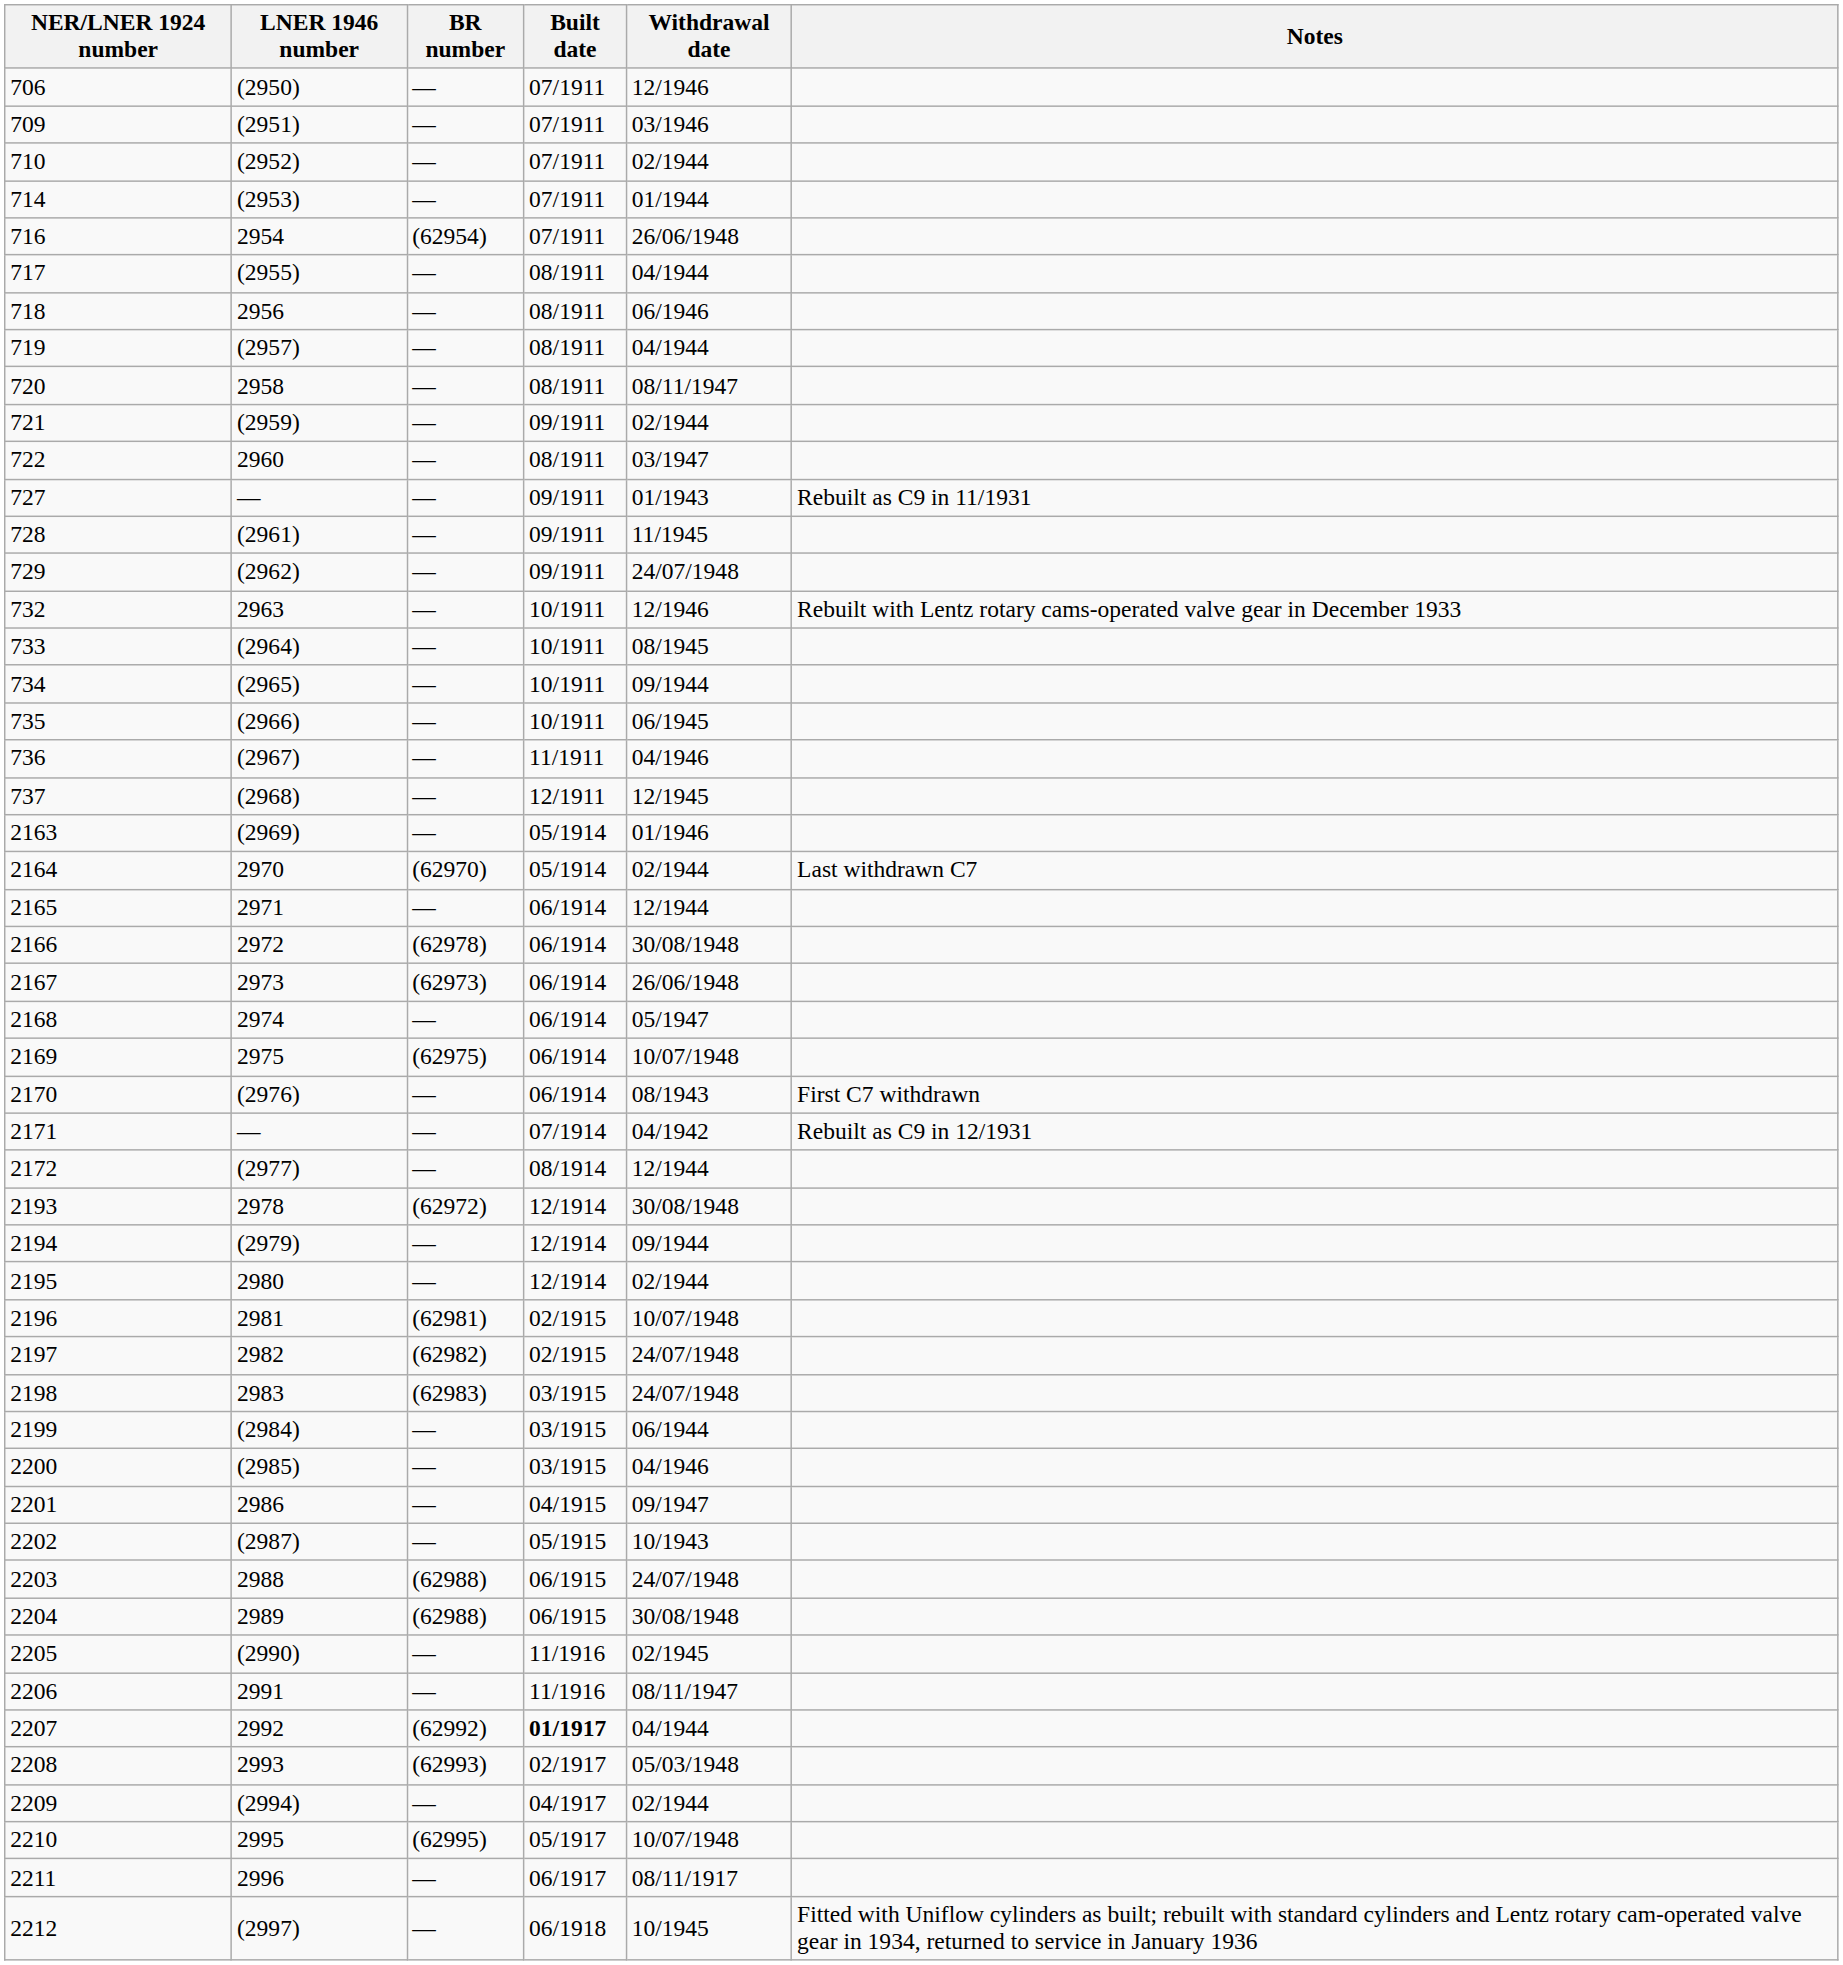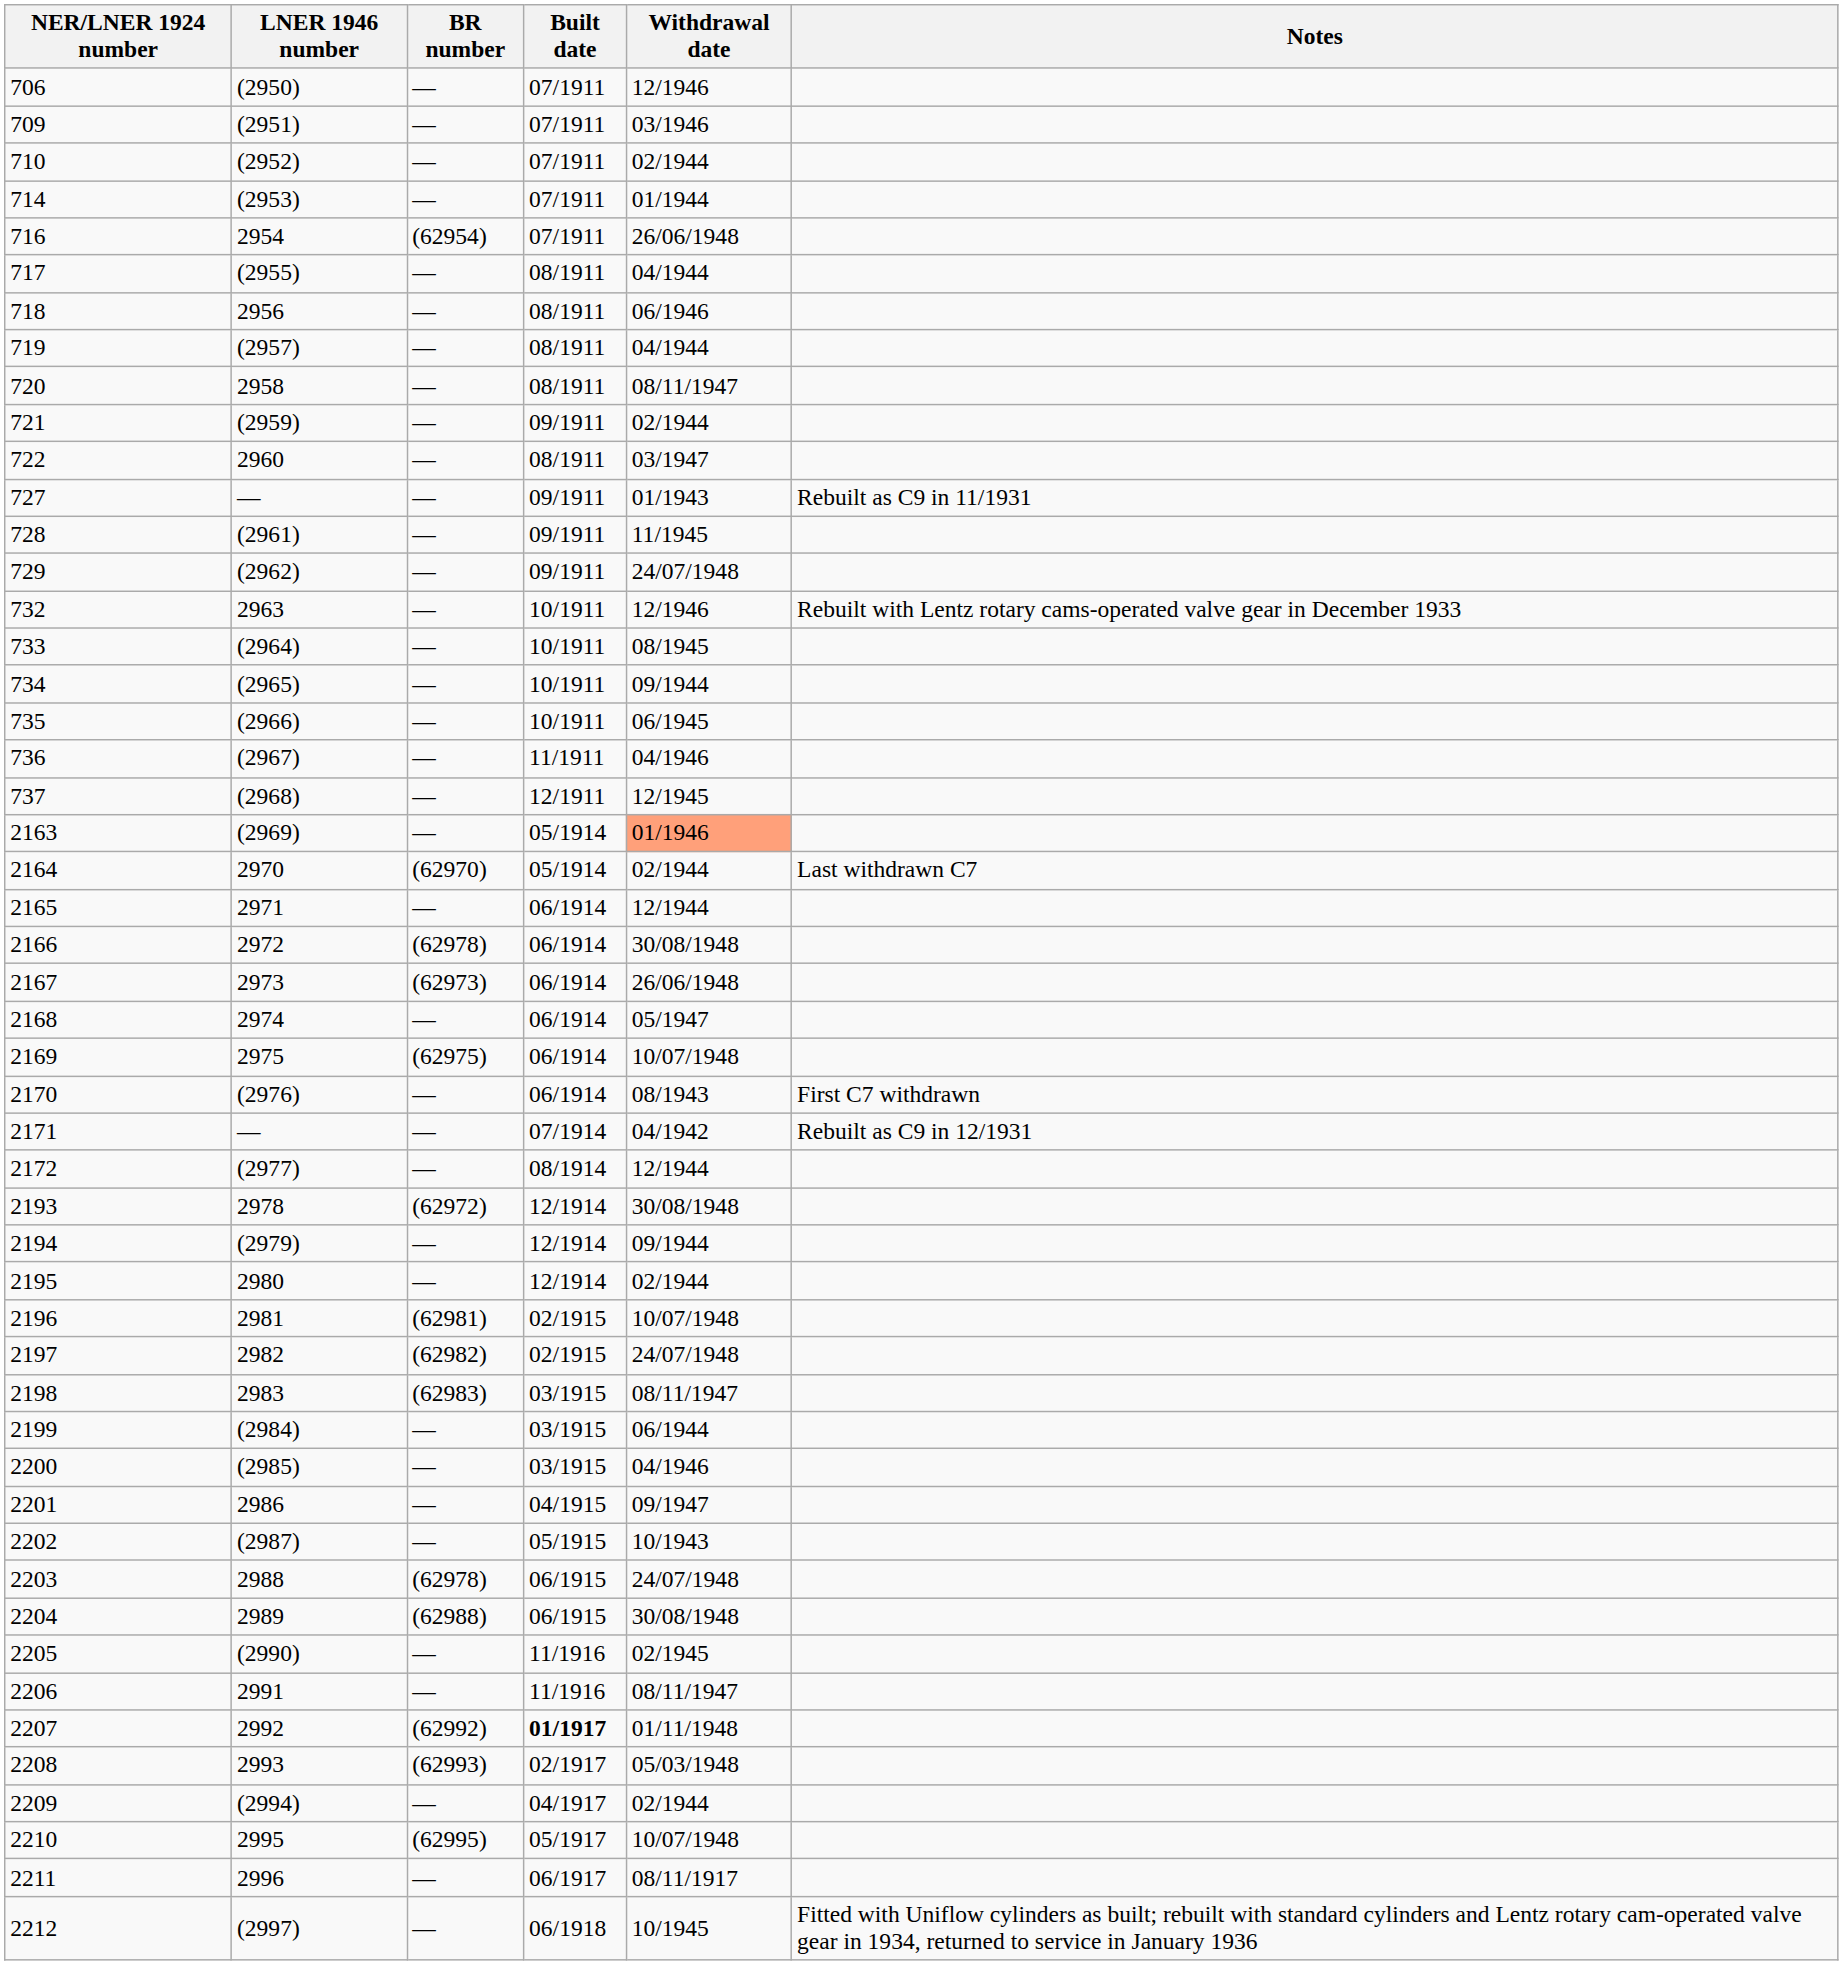(670, 832) no background -> (670, 832) lightsalmon background
(685, 1392) 24/07/1948 -> (685, 1392) 08/11/1947
(449, 1578) (62988) -> (449, 1578) (62978)
(670, 1728) 04/1944 -> (685, 1728) 01/11/1948
